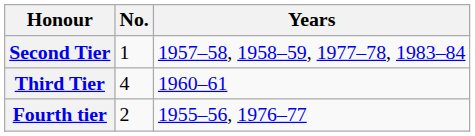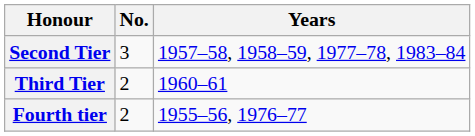(125, 51) 1 -> (125, 51) 3
(125, 83) 4 -> (125, 83) 2
